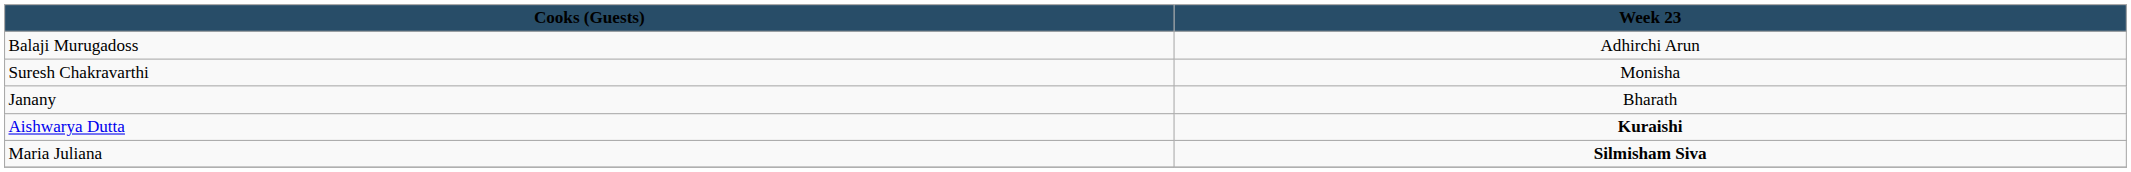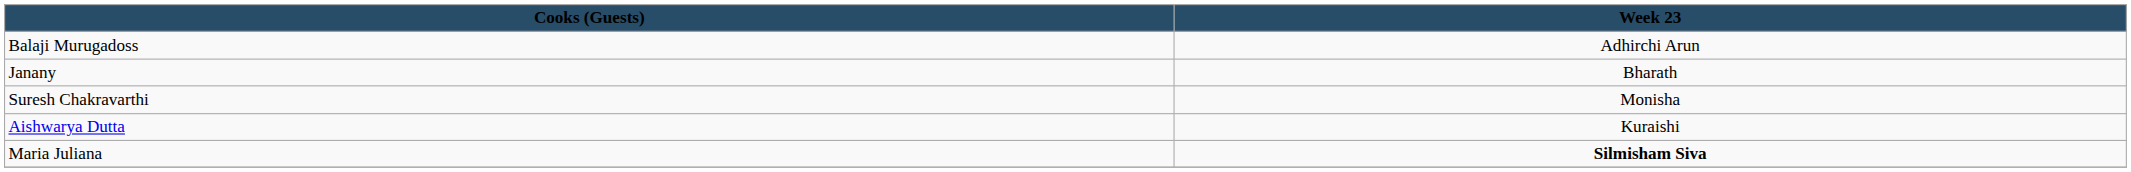rows swapped: (79, 72) <-> (32, 99)
(1650, 126) bold -> (1650, 126) normal
